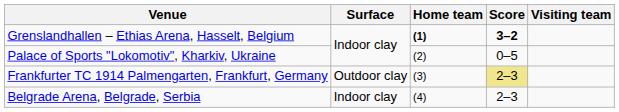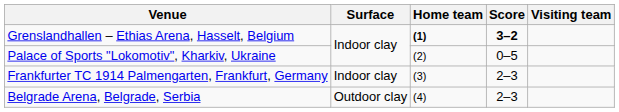(370, 76) Outdoor clay -> (365, 76) Indoor clay
(507, 76) khaki background -> (507, 76) no background
(365, 96) Indoor clay -> (370, 96) Outdoor clay
